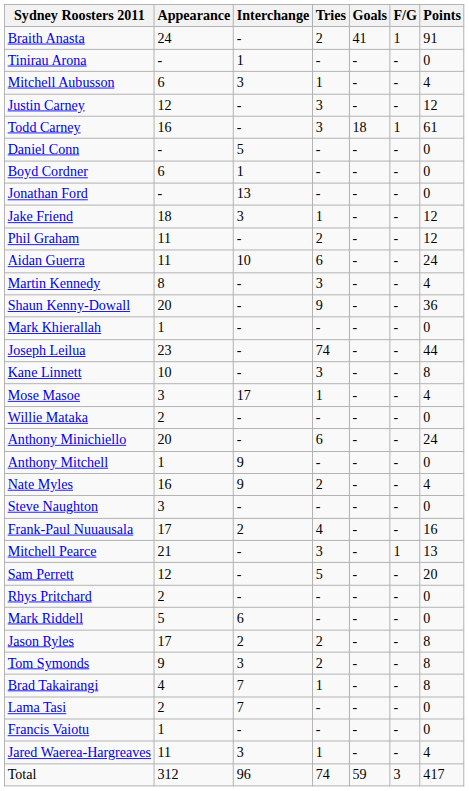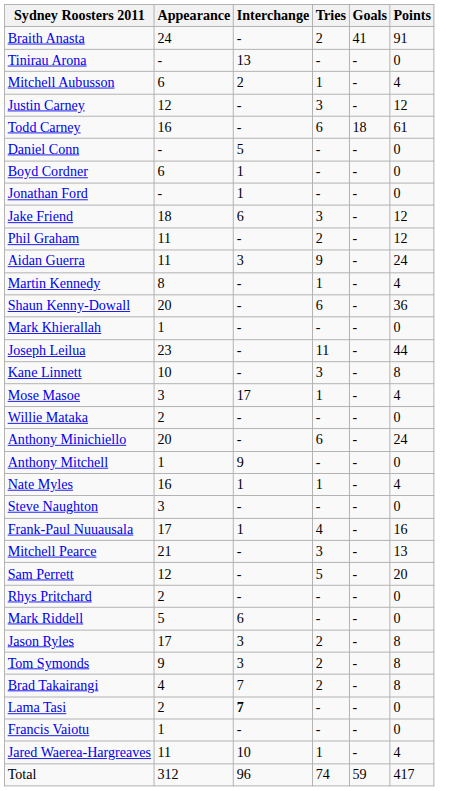- column: (405, 15)
(240, 60) 1 -> (244, 60) 13
(240, 82) 3 -> (240, 82) 2
(319, 127) 3 -> (319, 127) 6
(244, 194) 13 -> (240, 194) 1
(240, 216) 3 -> (240, 216) 6
(319, 216) 1 -> (319, 216) 3
(244, 261) 10 -> (240, 261) 3
(319, 261) 6 -> (319, 261) 9
(319, 283) 3 -> (319, 283) 1
(319, 305) 9 -> (319, 305) 6
(323, 350) 74 -> (323, 350) 11
(240, 484) 9 -> (240, 484) 1
(319, 484) 2 -> (319, 484) 1
(240, 529) 2 -> (240, 529) 1
(240, 640) 2 -> (240, 640) 3
(319, 685) 1 -> (319, 685) 2
(240, 707) normal -> (240, 707) bold
(240, 752) 3 -> (244, 752) 10
